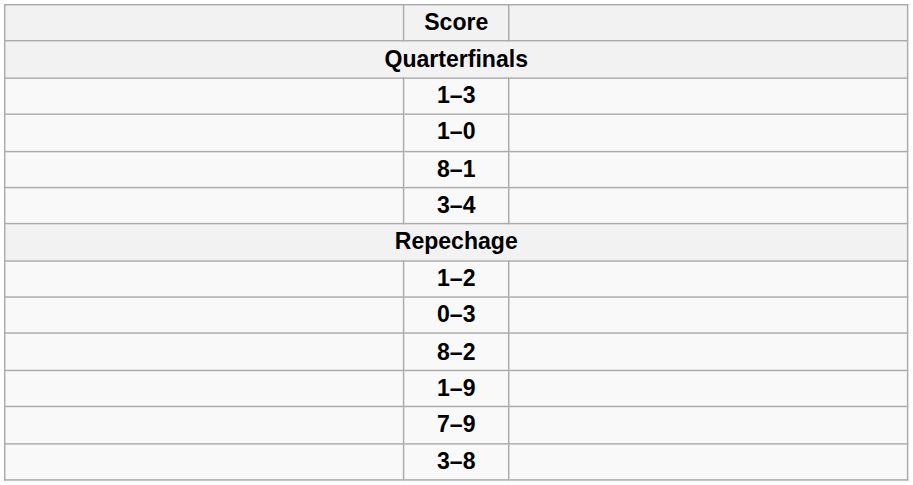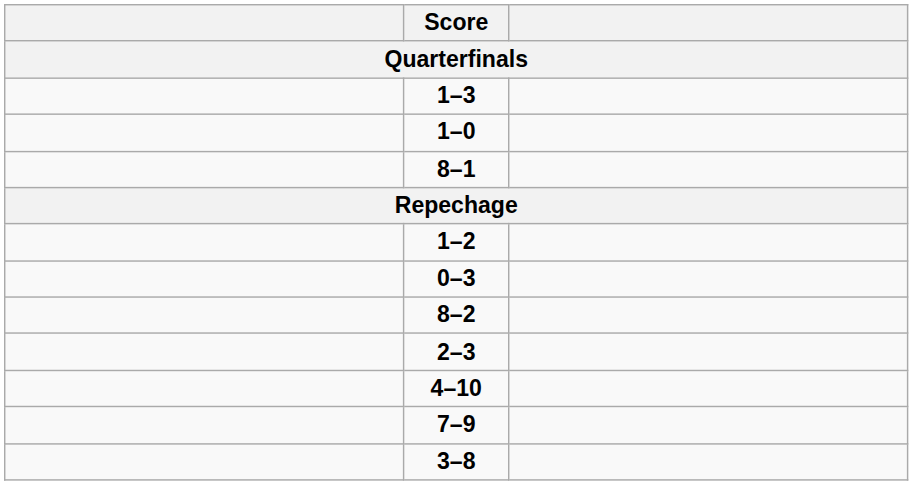- row: (456, 205)
+ row: (456, 351)
+ row: (456, 388)
- row: (456, 388)
